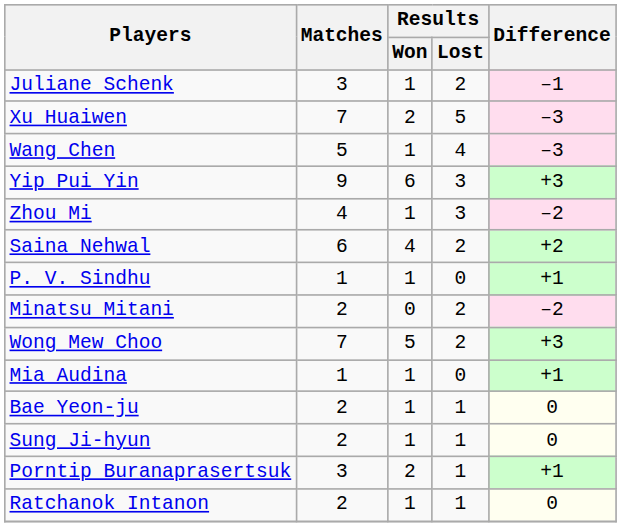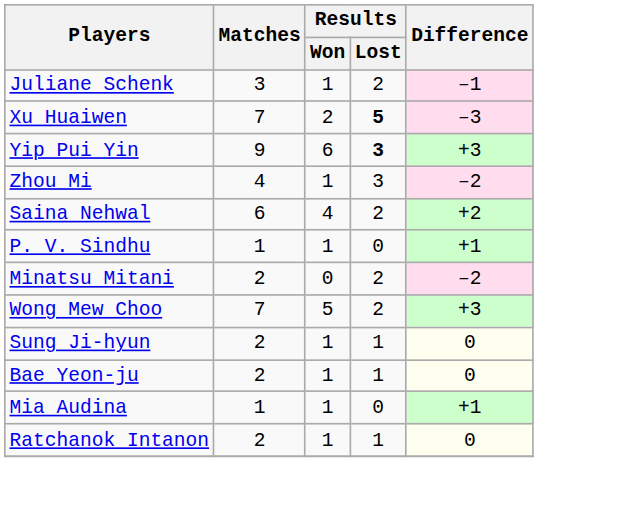(460, 118) normal -> (378, 118) bold
- row: (62, 150)
(460, 182) normal -> (378, 150) bold
rows swapped: (68, 376) <-> (80, 440)
- row: (150, 472)
